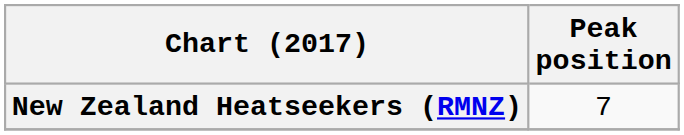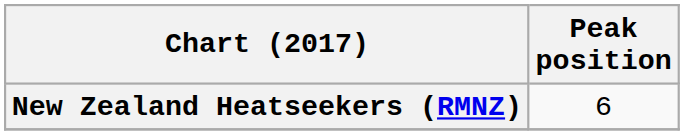(604, 107) 7 -> (604, 107) 6
